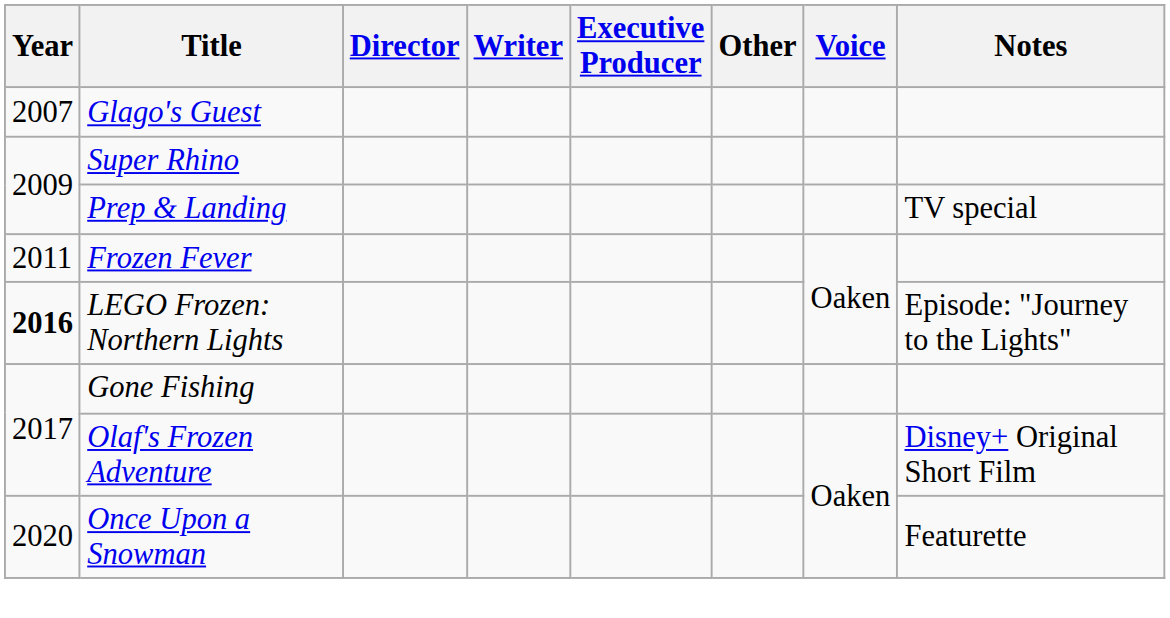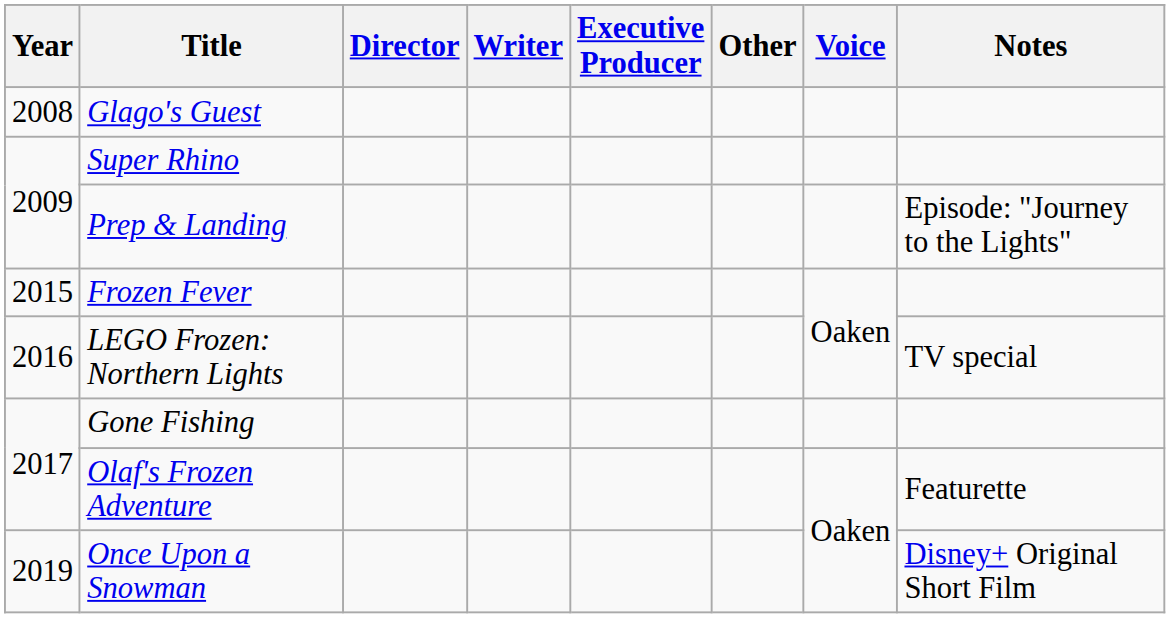(43, 111) 2007 -> (43, 111) 2008
(971, 208) TV special -> (1016, 225) Episode: "Journey to the Lights"
(42, 256) 2011 -> (43, 291) 2015
(43, 322) bold -> (43, 357) normal
(1016, 322) Episode: "Journey to the Lights" -> (971, 357) TV special
(1011, 453) Disney+ Original Short Film -> (966, 488) Featurette
(43, 536) 2020 -> (43, 571) 2019
(966, 536) Featurette -> (1011, 571) Disney+ Original Short Film
